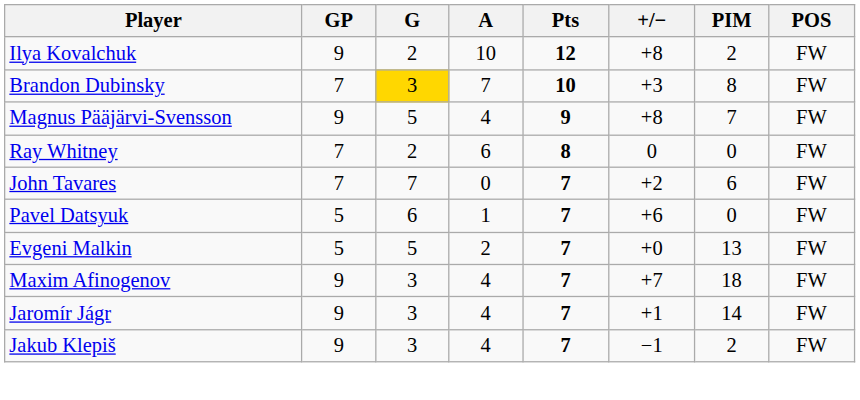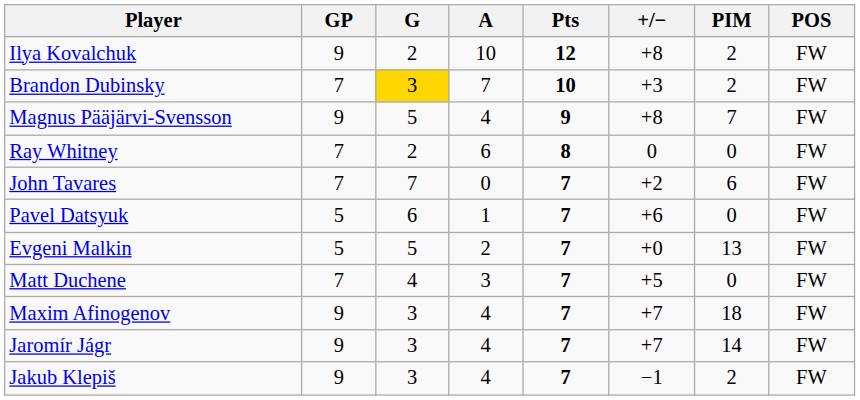(732, 85) 8 -> (732, 85) 2
+ row: (68, 280)
(652, 313) +1 -> (652, 345) +7
